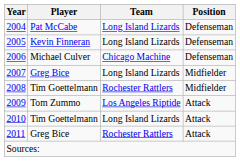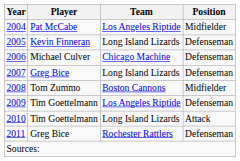(141, 27) Long Island Lizards -> (141, 27) Los Angeles Riptide
(209, 27) Defenseman -> (206, 27) Midfielder
(206, 73) Midfielder -> (209, 73) Defenseman
(64, 88) Tim Goettelmann -> (55, 88) Tom Zummo
(138, 88) Rochester Rattlers -> (134, 88) Boston Cannons
(55, 103) Tom Zummo -> (64, 103) Tim Goettelmann
(198, 103) Attack -> (209, 103) Defenseman
(198, 133) Attack -> (209, 133) Defenseman
